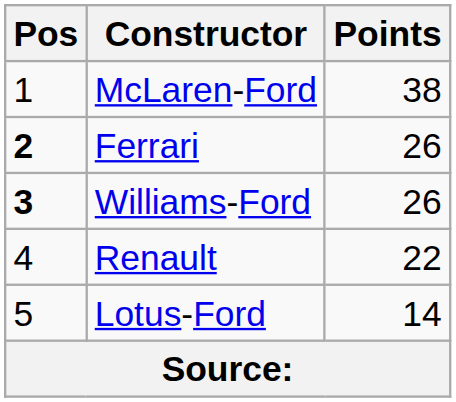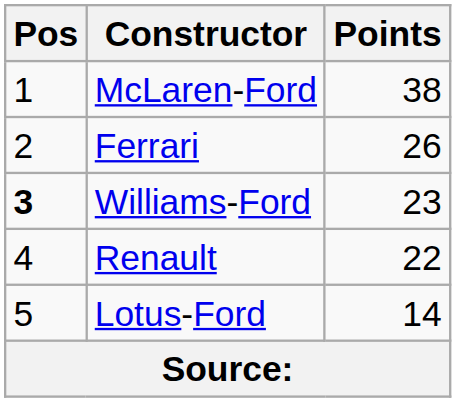(23, 146) bold -> (23, 146) normal
(422, 202) 26 -> (422, 202) 23
